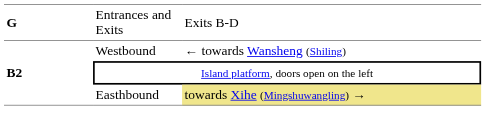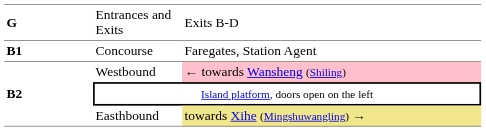+ row: (124, 51)
(265, 51) no background -> (265, 72) pink background
